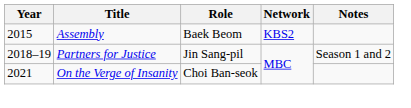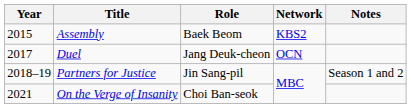+ row: (69, 53)
